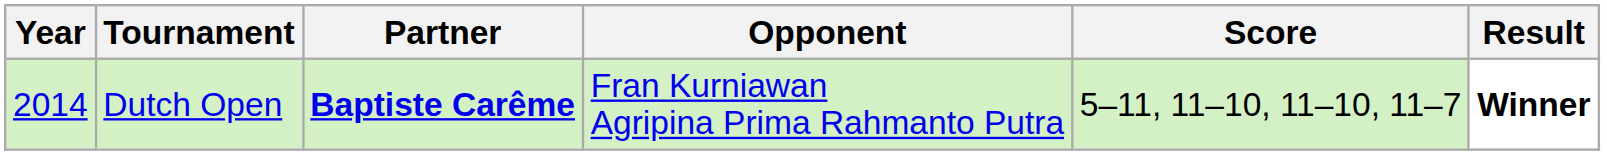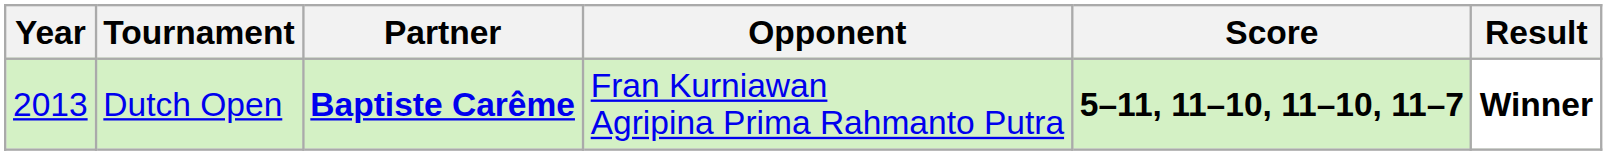(50, 104) 2014 -> (50, 104) 2013
(1271, 104) normal -> (1272, 104) bold
